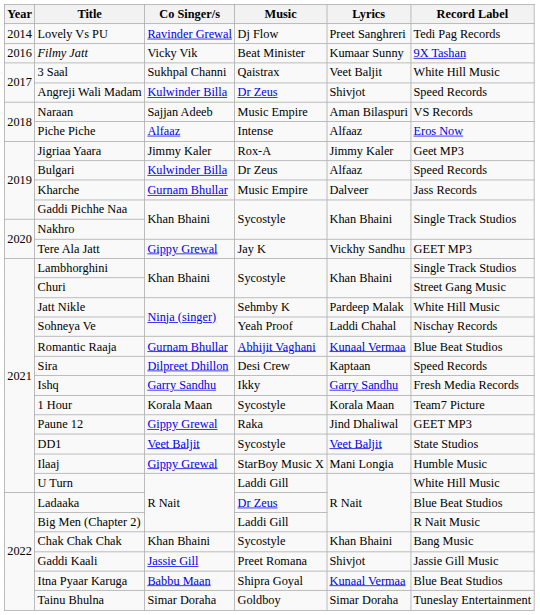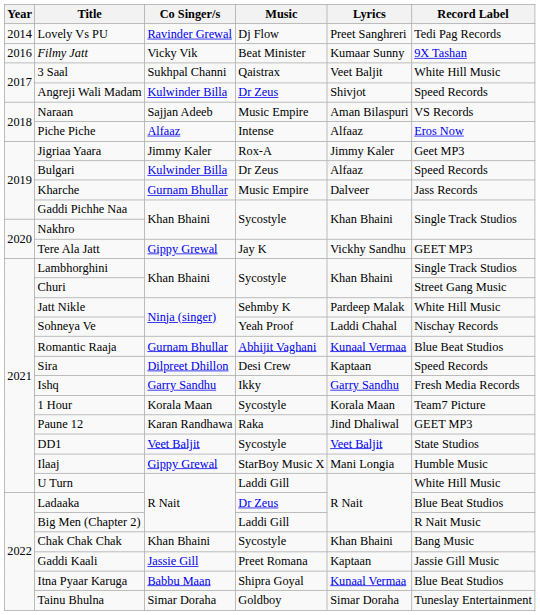(182, 424) Gippy Grewal -> (190, 424) Karan Randhawa
(347, 561) Shivjot -> (351, 561) Kaptaan
